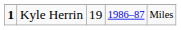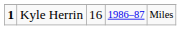(96, 14) 19 -> (96, 14) 16
